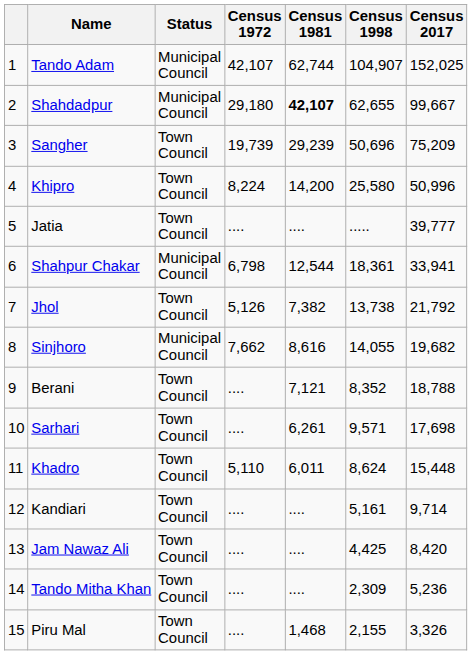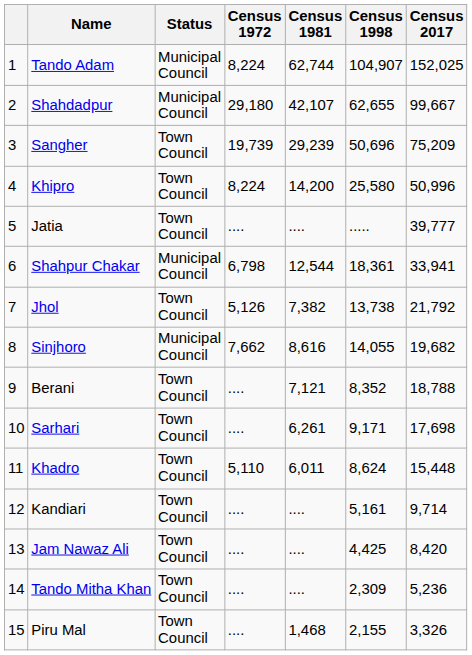(251, 65) 42,107 -> (246, 65) 8,224
(311, 105) bold -> (311, 105) normal
(368, 428) 9,571 -> (368, 428) 9,171
